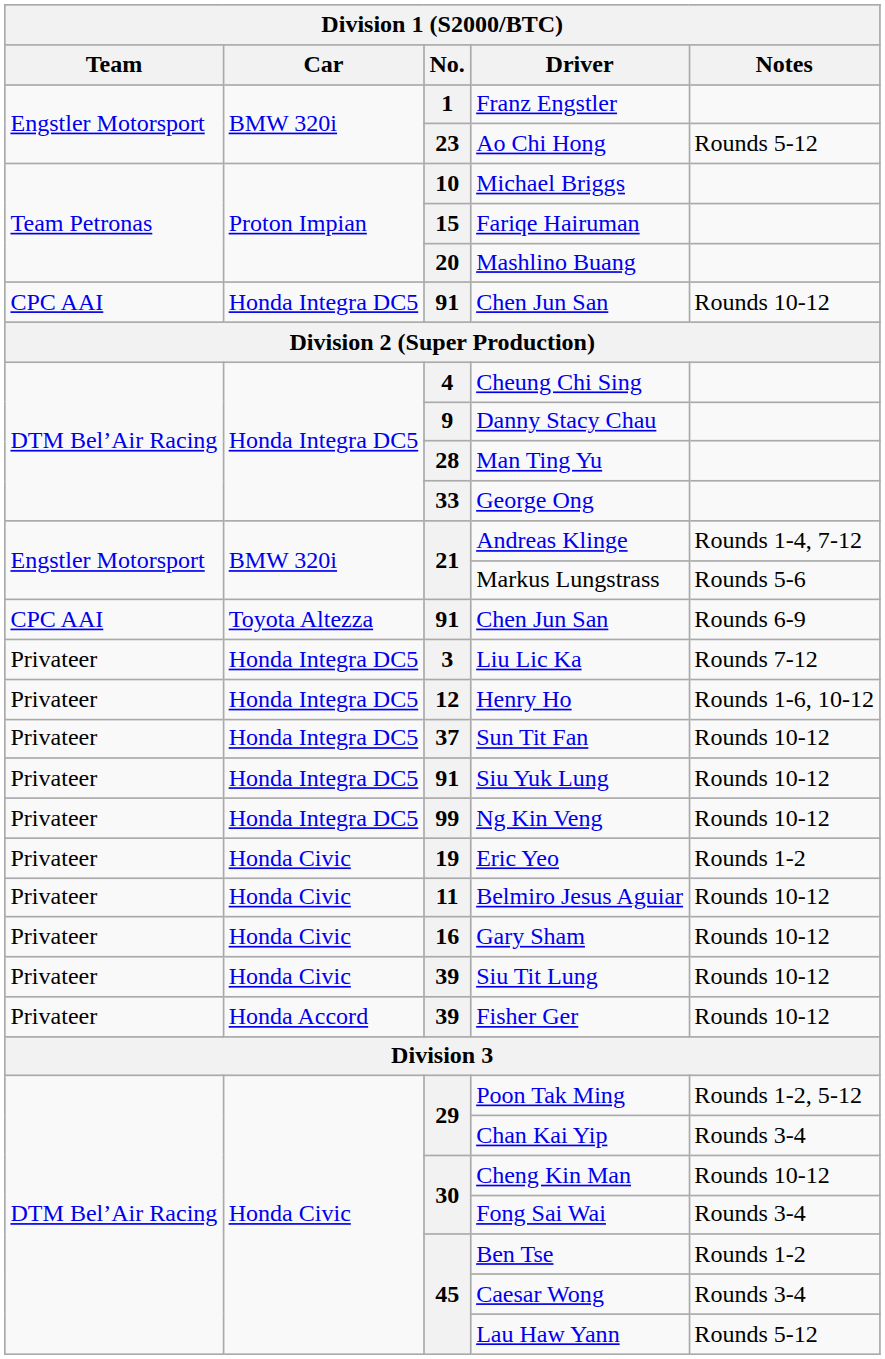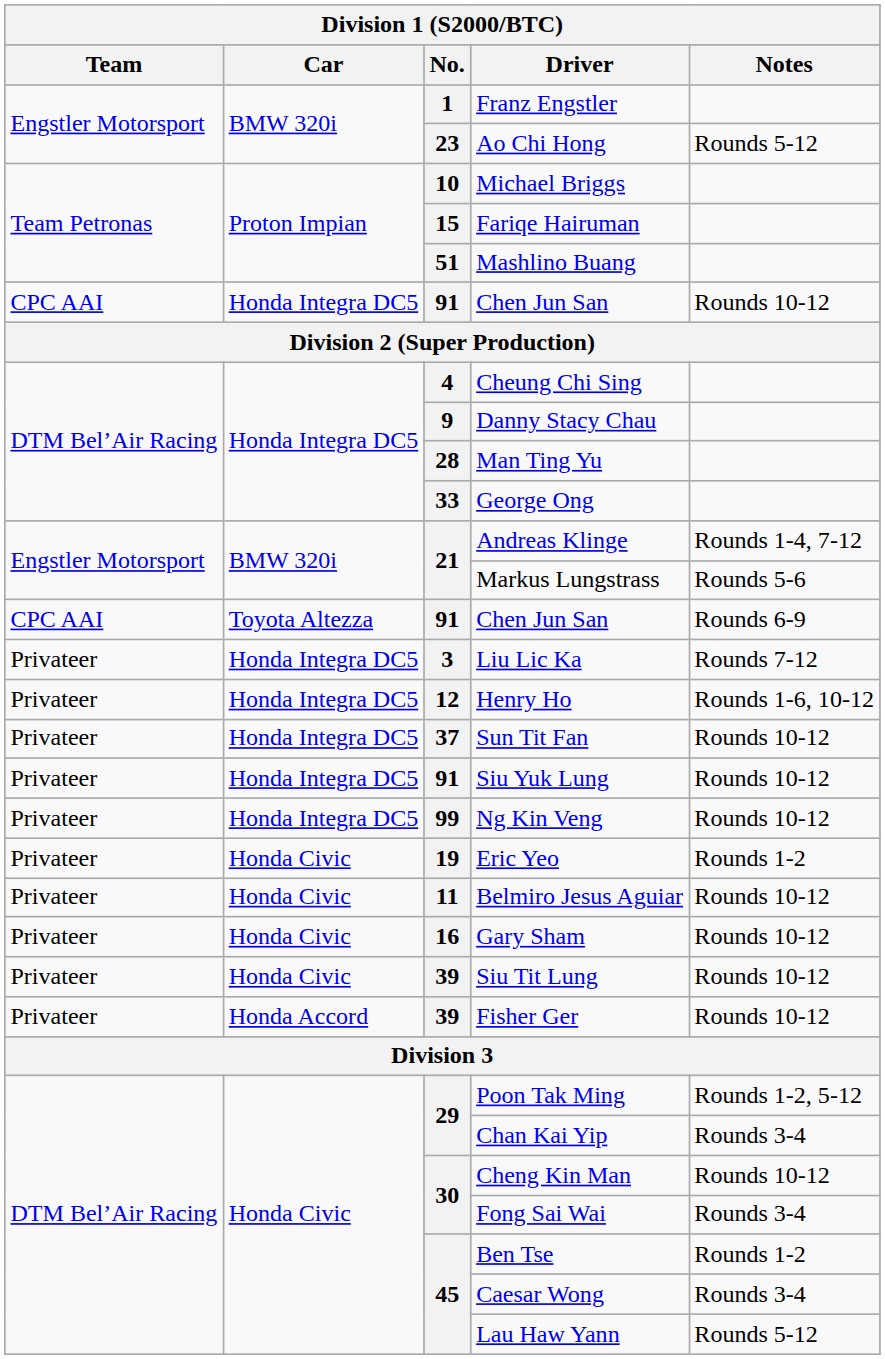(447, 262) 20 -> (447, 262) 51
